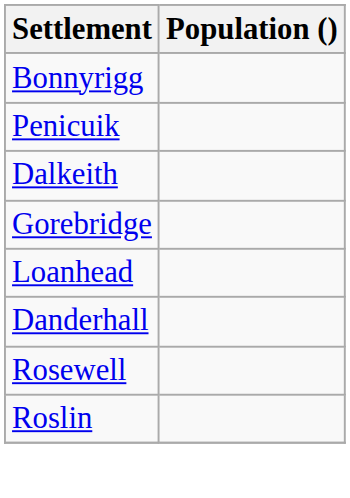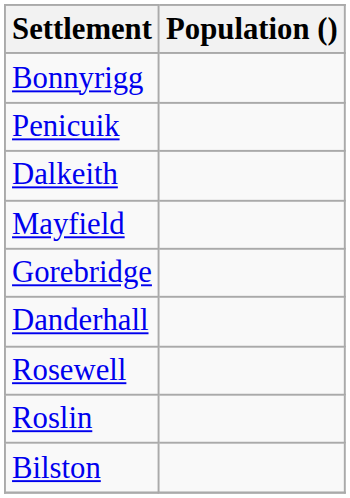+ row: (68, 223)
- row: (73, 272)
+ row: (56, 467)
